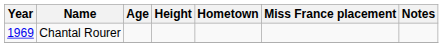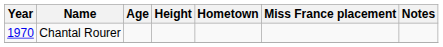(20, 33) 1969 -> (20, 33) 1970
